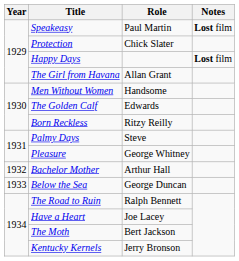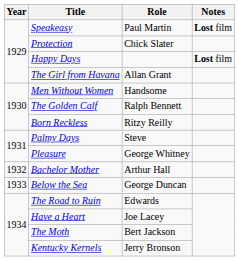(142, 106) Edwards -> (153, 106) Ralph Bennett
(153, 201) Ralph Bennett -> (142, 201) Edwards
